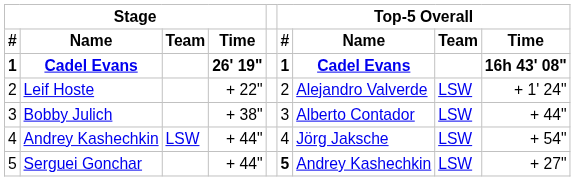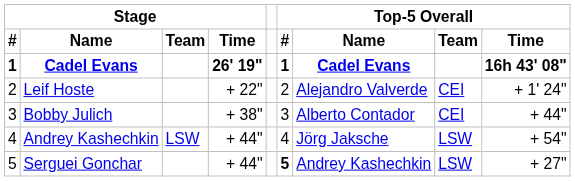(455, 90) LSW -> (451, 90) CEI
(455, 114) LSW -> (451, 114) CEI
